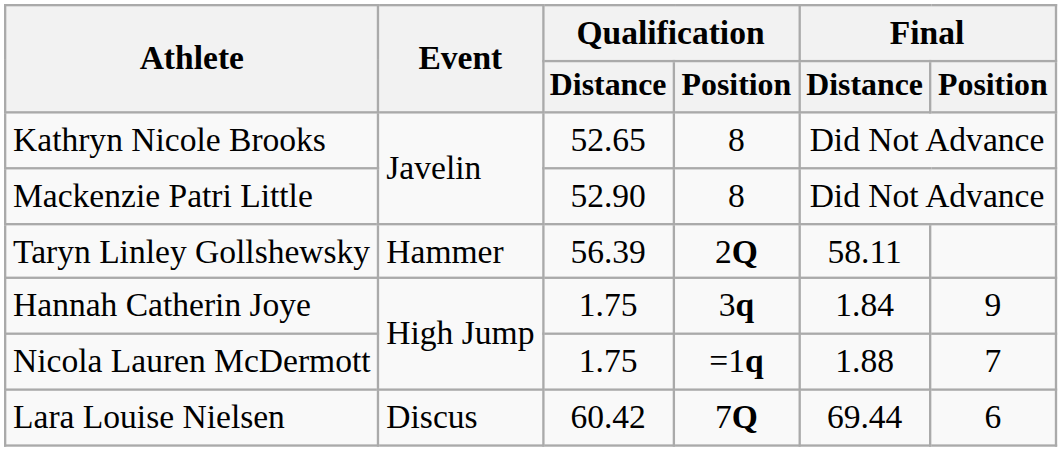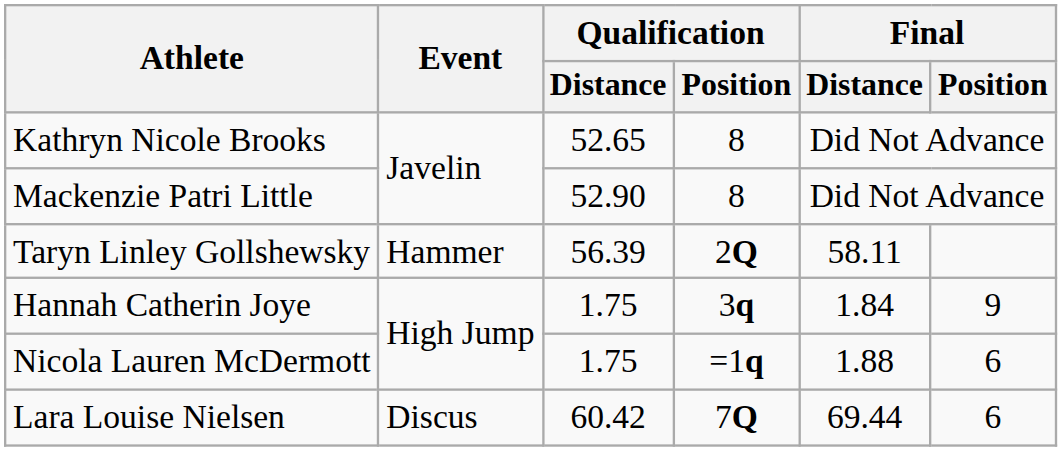(993, 361) 7 -> (993, 361) 6
